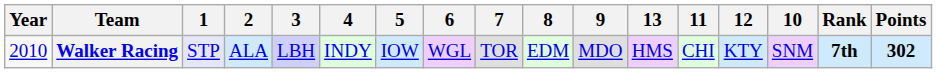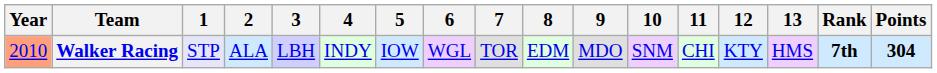columns swapped: (792, 19) <-> (652, 19)
(28, 51) no background -> (28, 51) lightsalmon background
(901, 51) 302 -> (901, 51) 304
